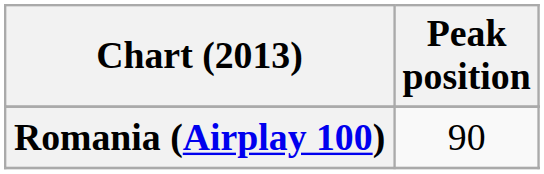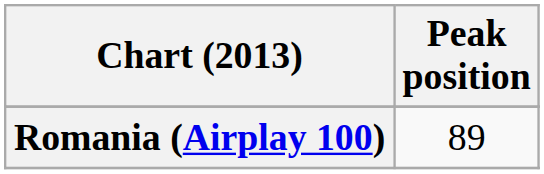(467, 136) 90 -> (467, 136) 89
